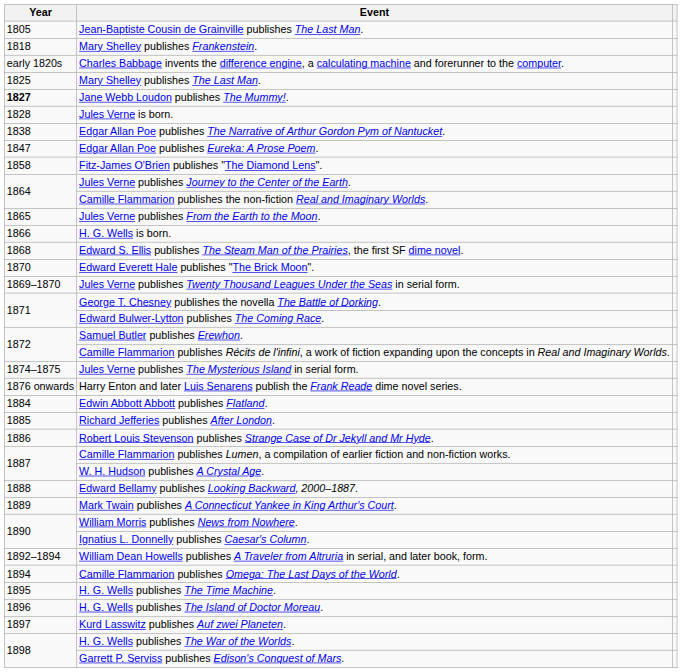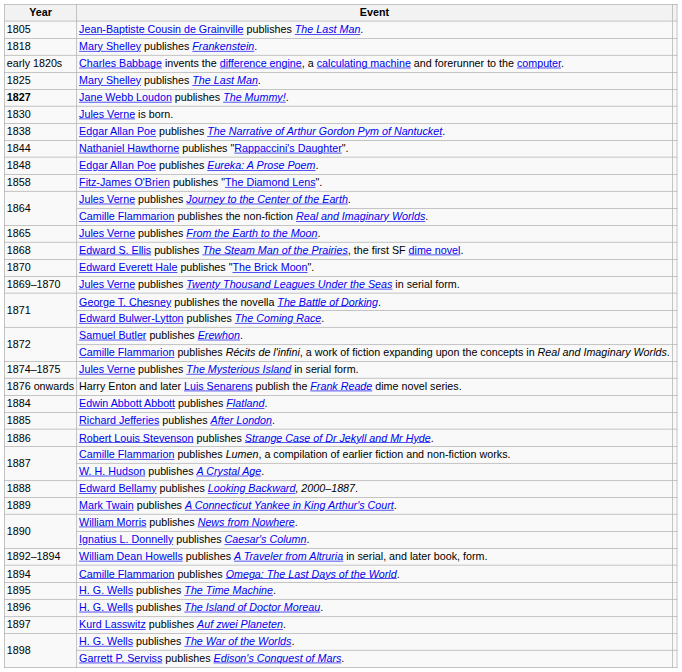(19, 115) 1828 -> (19, 115) 1830
+ row: (214, 149)
(19, 149) 1847 -> (19, 166) 1848
- row: (125, 234)
